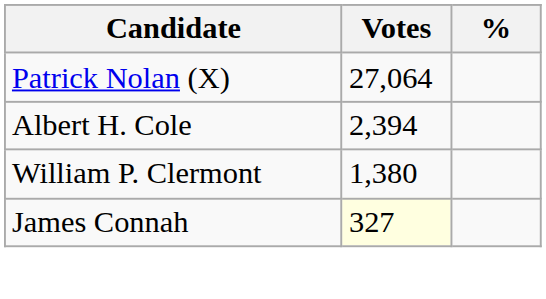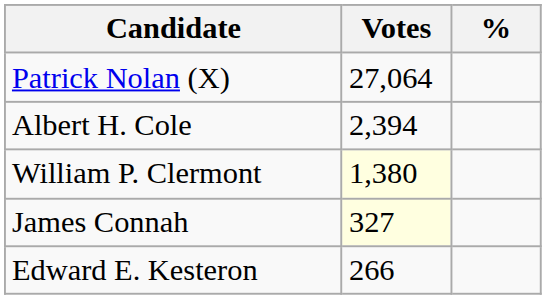(383, 173) no background -> (383, 173) lightyellow background
+ row: (135, 269)
